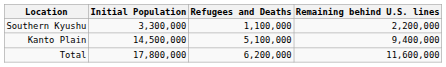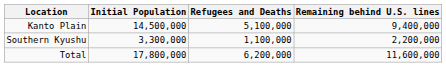rows swapped: (46, 26) <-> (57, 40)
